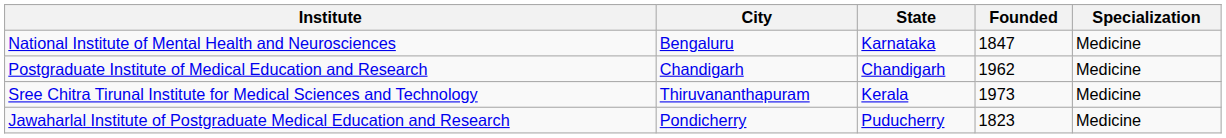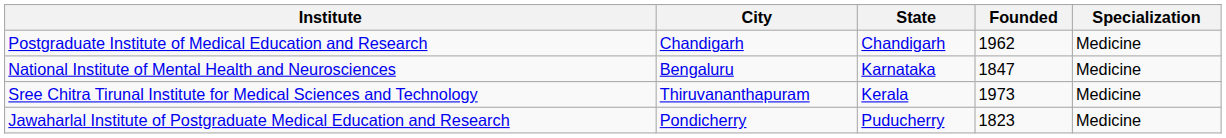rows swapped: (202, 43) <-> (218, 69)
